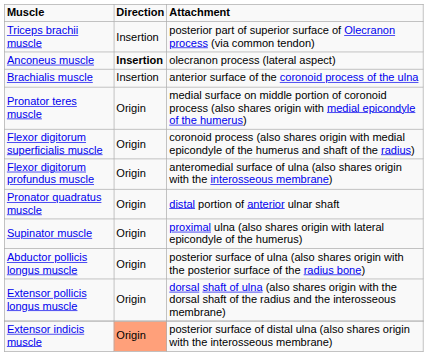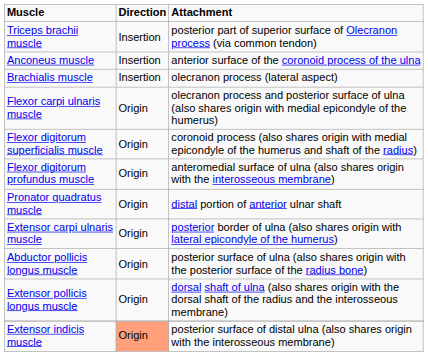(140, 60) bold -> (140, 60) normal
(252, 60) olecranon process (lateral aspect) -> (296, 60) anterior surface of the coronoid process of the ulna
(294, 78) anterior surface of the coronoid process of the ulna -> (255, 78) olecranon process (lateral aspect)
- row: (42, 108)
+ row: (54, 108)
+ row: (60, 234)
- row: (50, 234)
